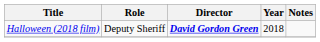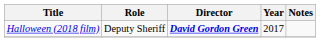(274, 28) 2018 -> (274, 28) 2017
